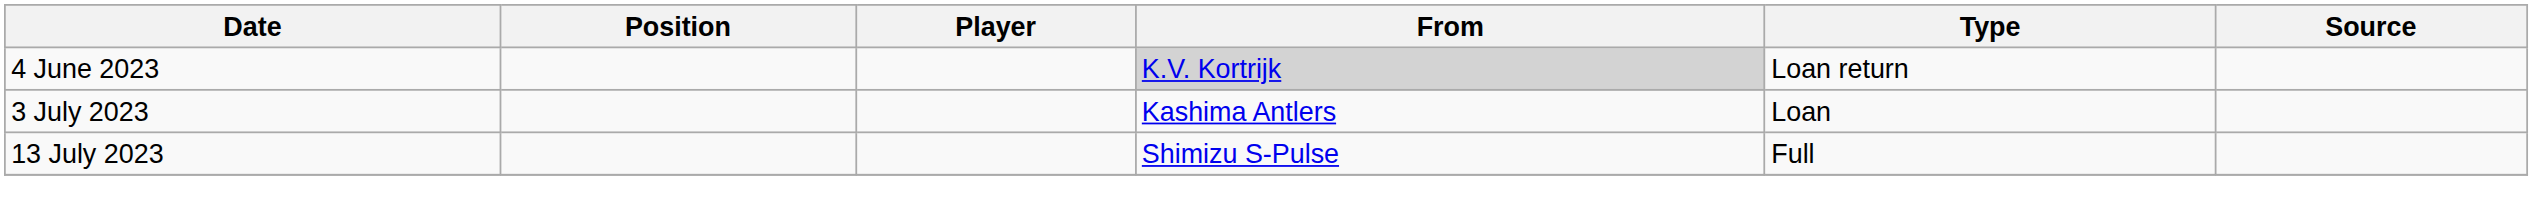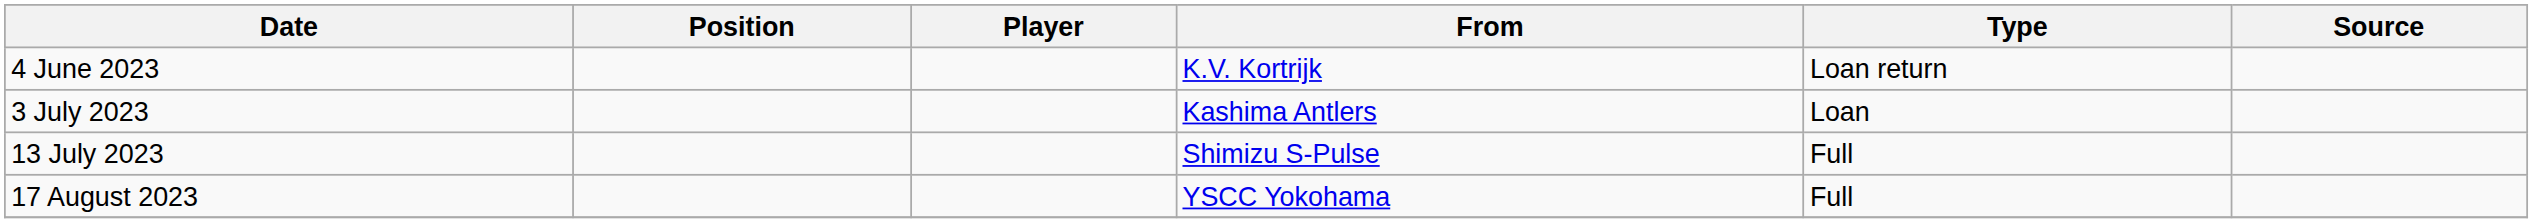(1212, 69) lightgrey background -> (1252, 69) no background
+ row: (105, 197)
